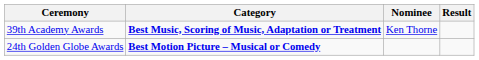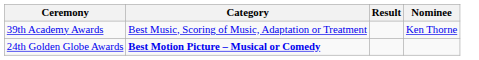columns swapped: (412, 13) <-> (457, 13)
(255, 30) bold -> (248, 30) normal
